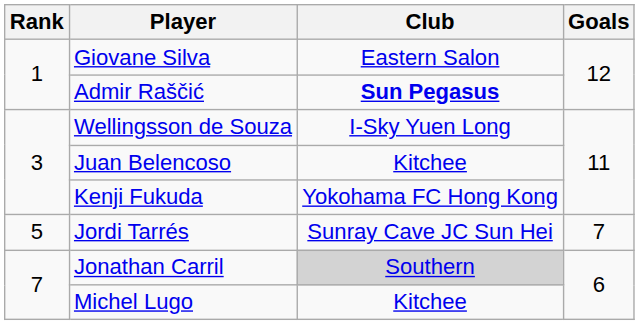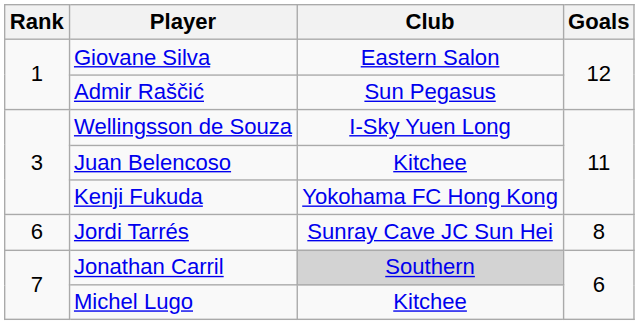(430, 92) bold -> (430, 92) normal
(37, 232) 5 -> (37, 232) 6
(599, 232) 7 -> (599, 232) 8
